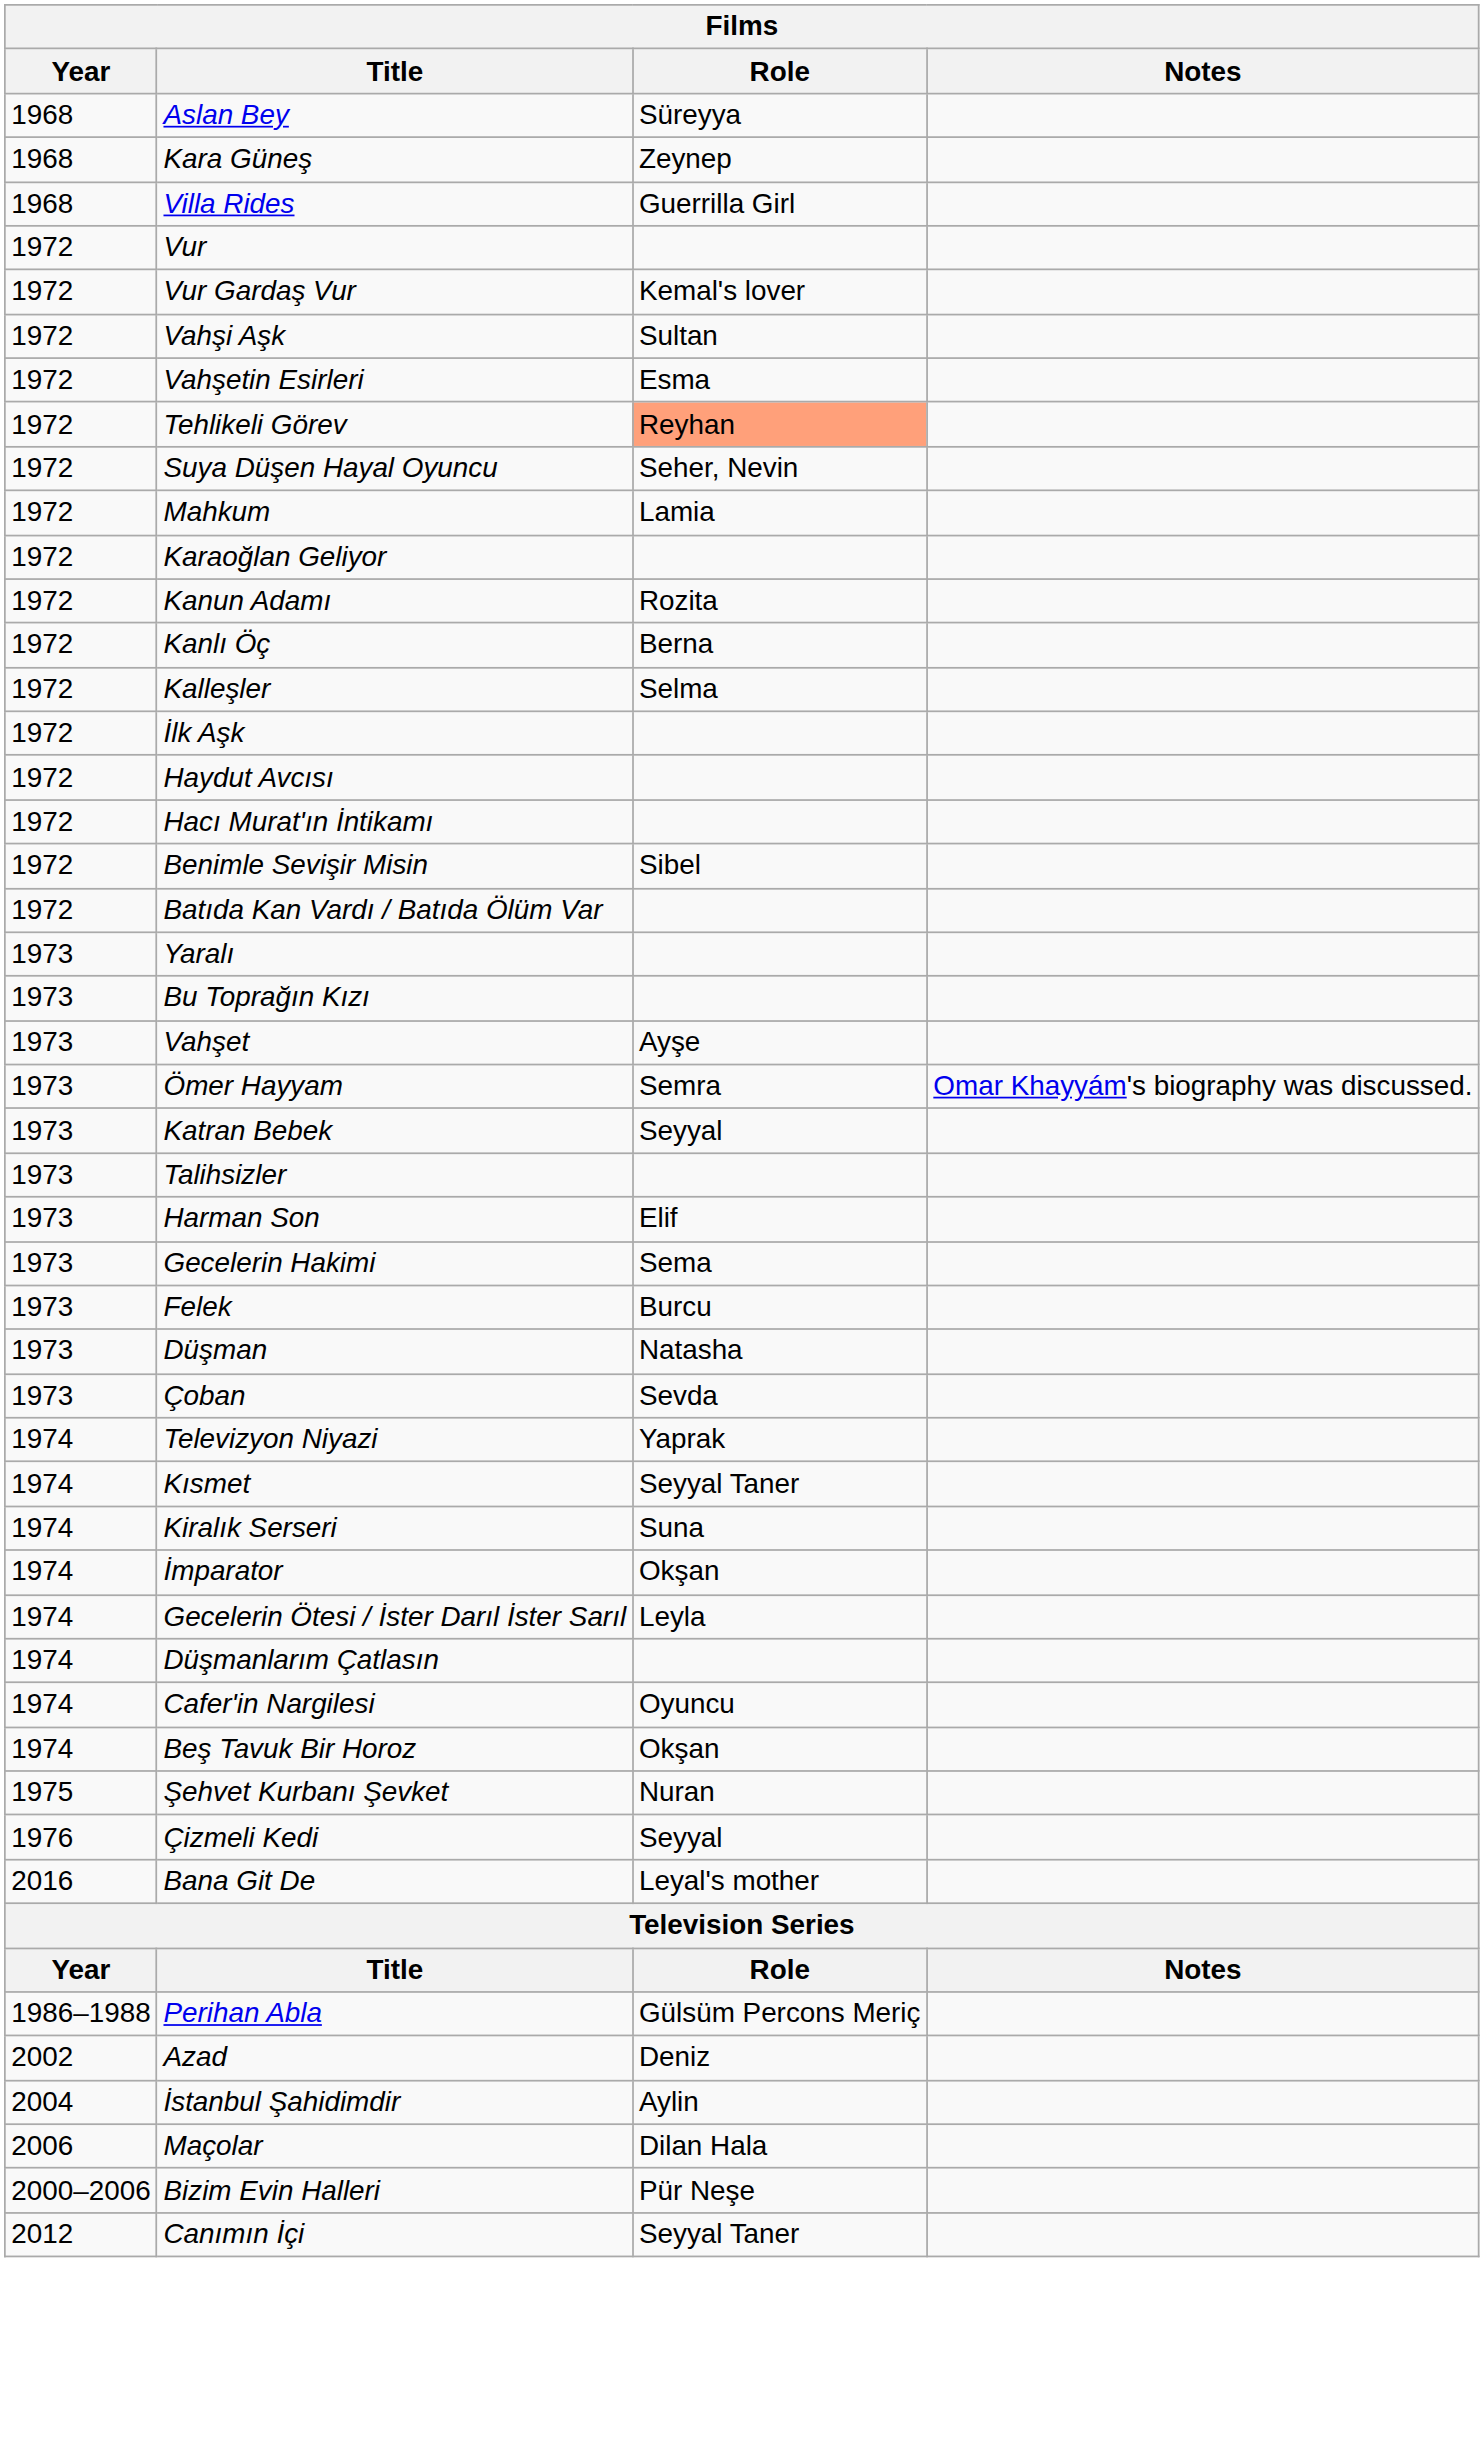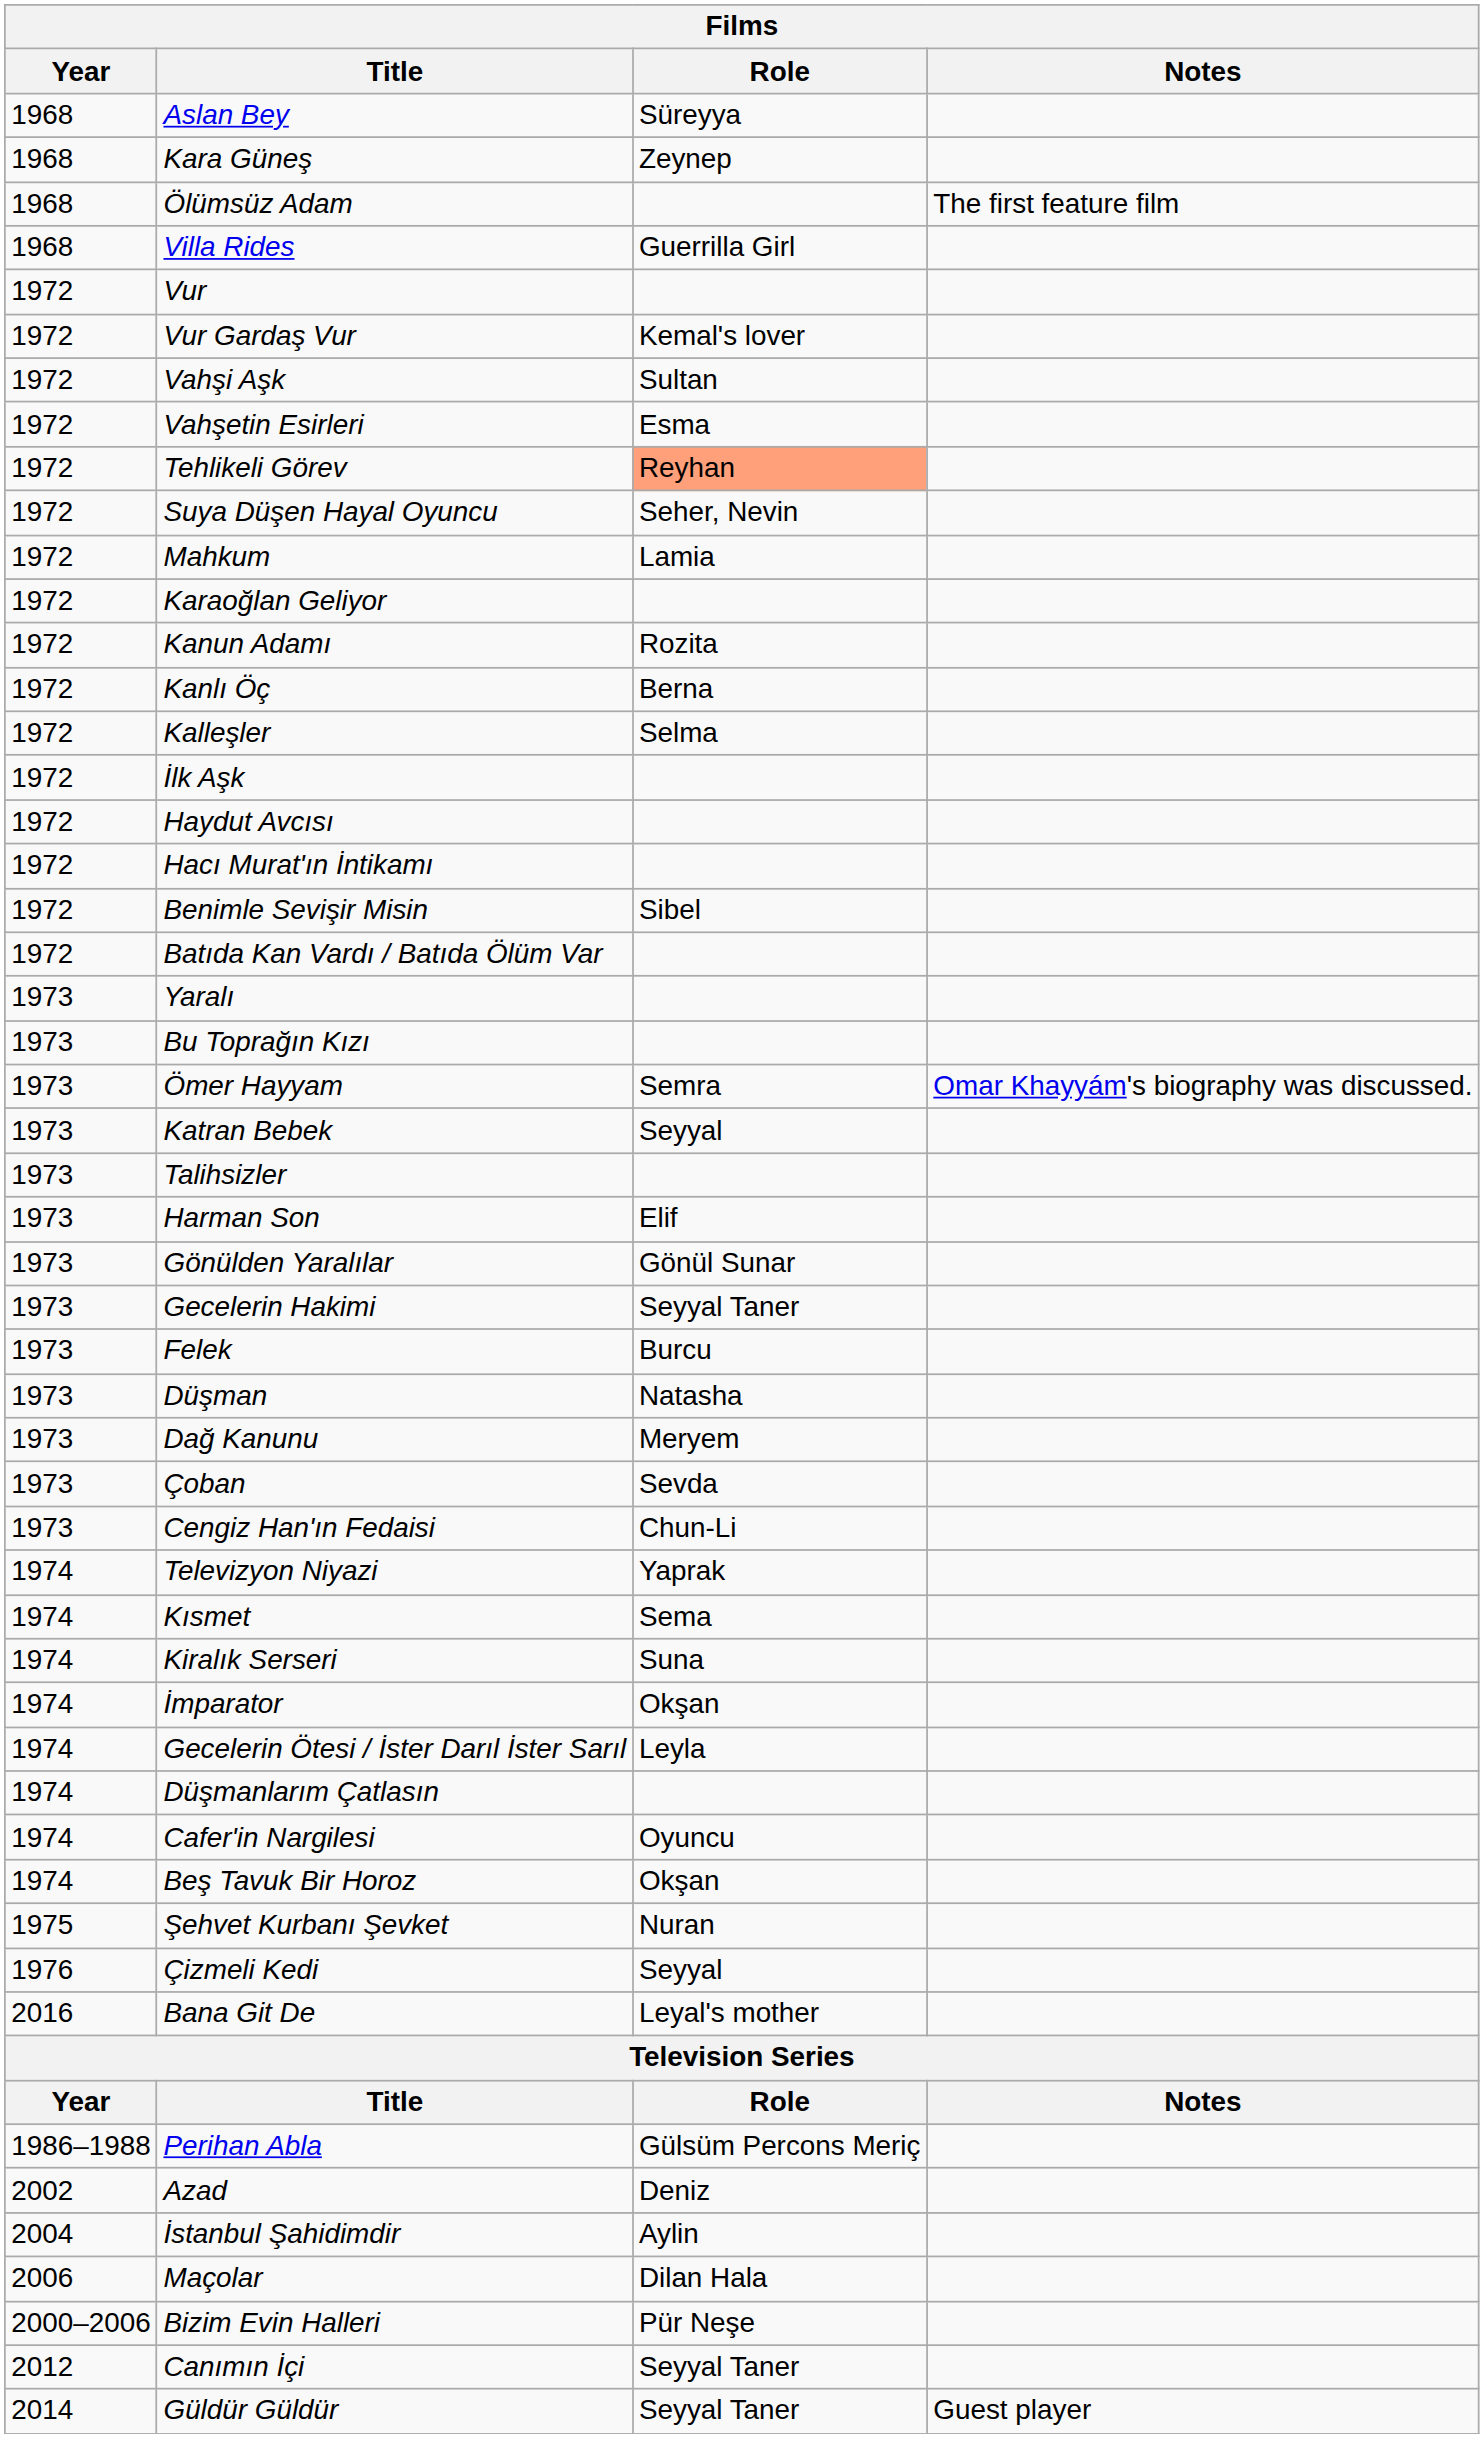+ row: (258, 203)
- row: (206, 1042)
+ row: (278, 1262)
(675, 1262) Sema -> (719, 1306) Seyyal Taner
+ row: (241, 1439)
+ row: (299, 1527)
(719, 1483) Seyyal Taner -> (675, 1616) Sema
+ row: (251, 2410)
